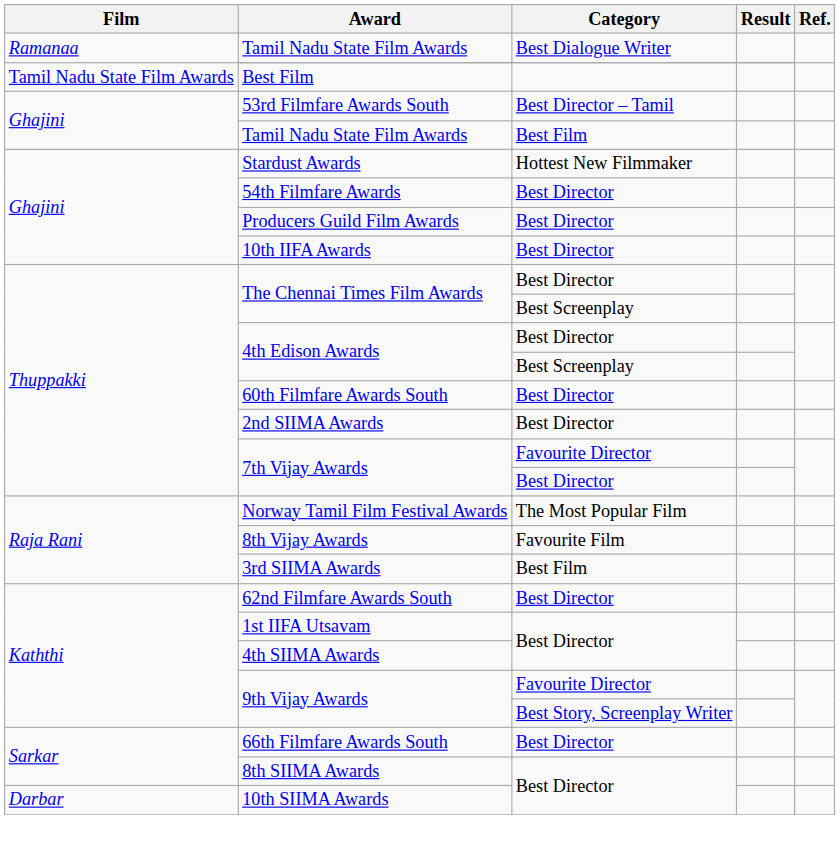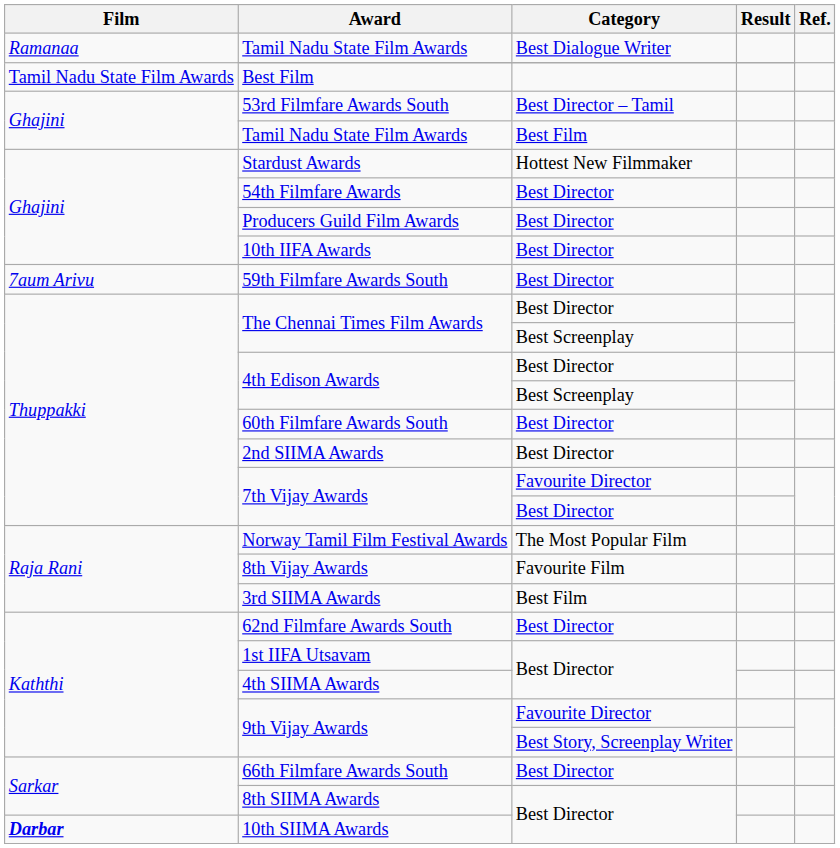+ row: (345, 279)
(36, 800) normal -> (36, 828) bold
